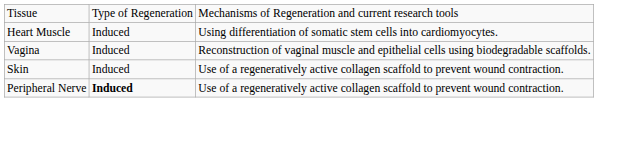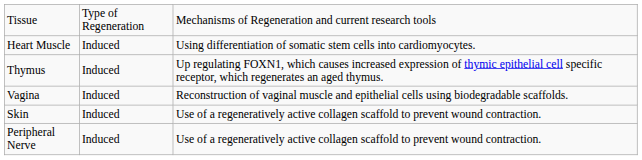+ row: (26, 70)
(112, 87) bold -> (101, 139) normal
